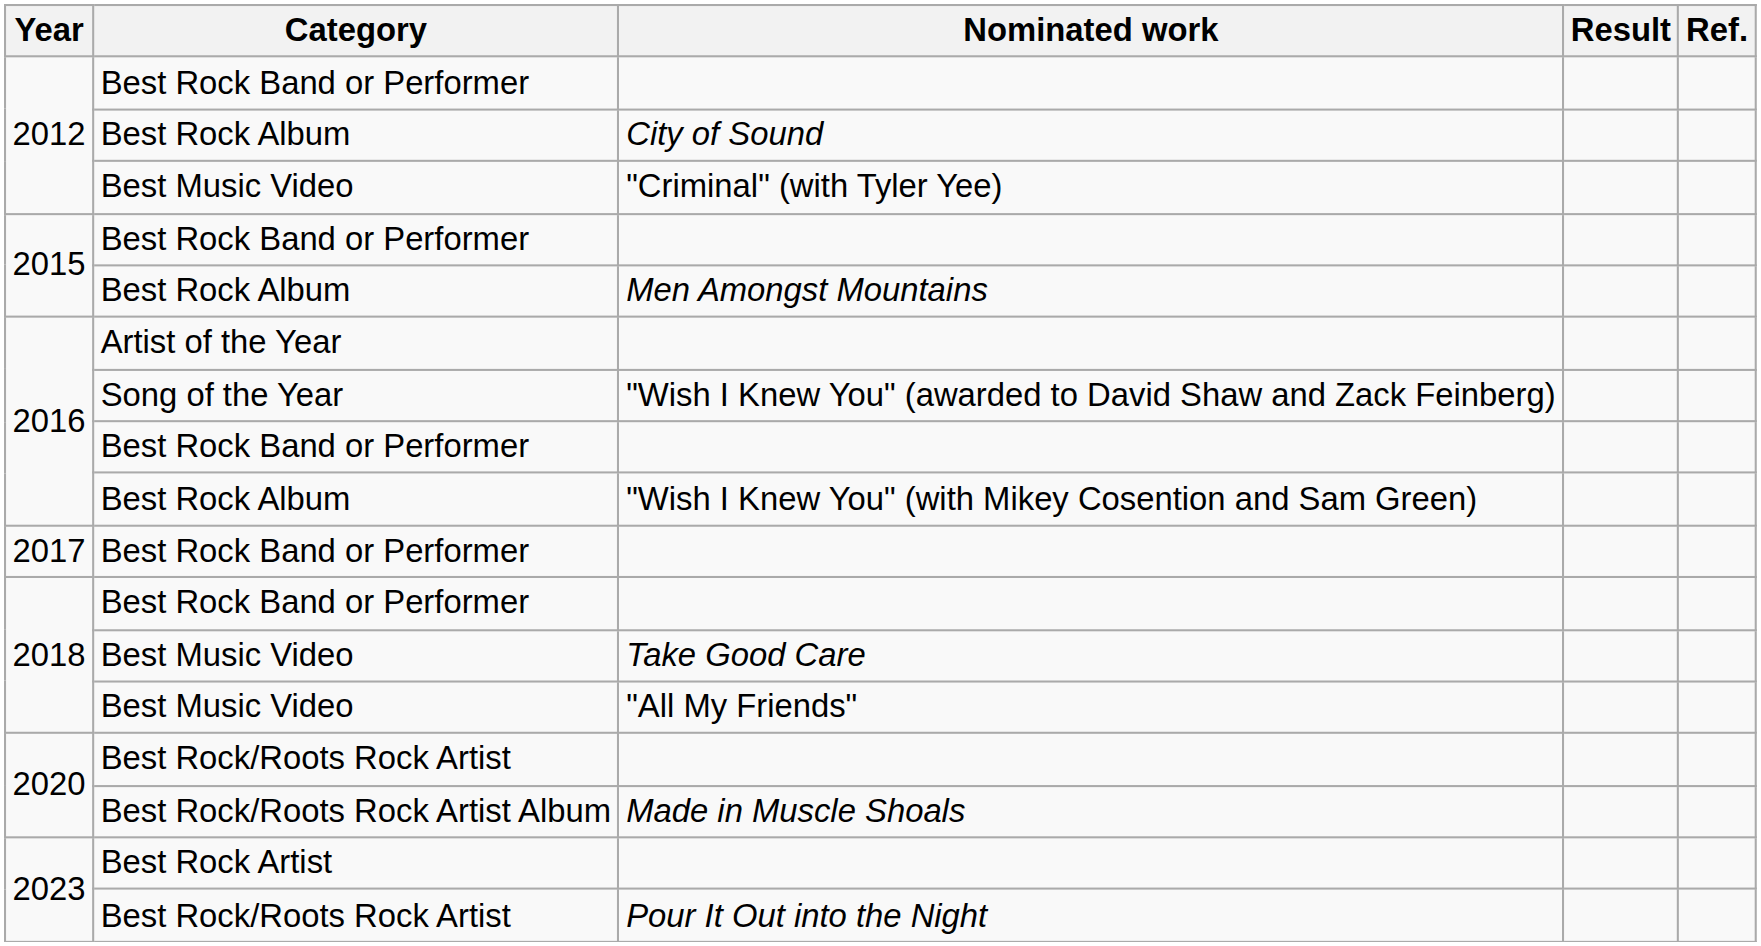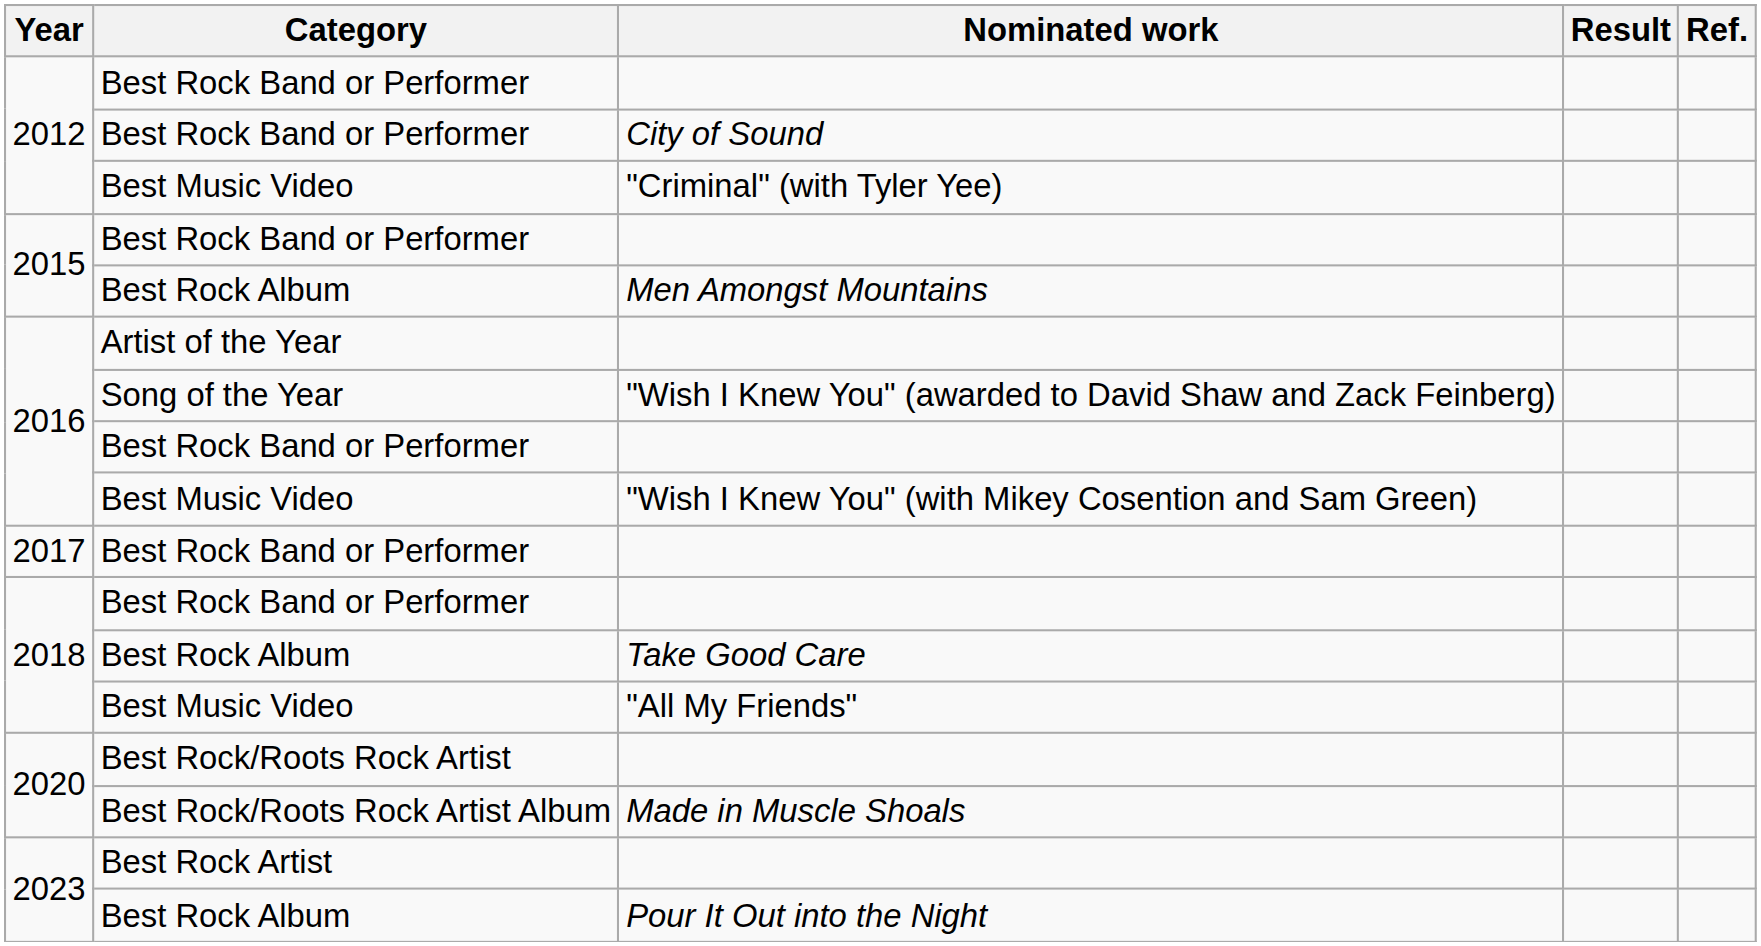(226, 134) Best Rock Album -> (315, 134) Best Rock Band or Performer
(226, 498) Best Rock Album -> (227, 498) Best Music Video
(227, 654) Best Music Video -> (226, 654) Best Rock Album
(306, 914) Best Rock/Roots Rock Artist -> (226, 914) Best Rock Album
